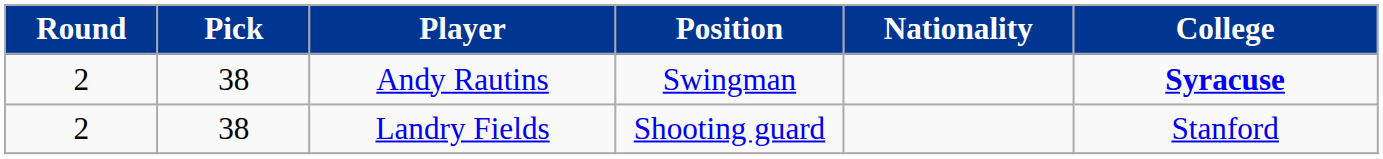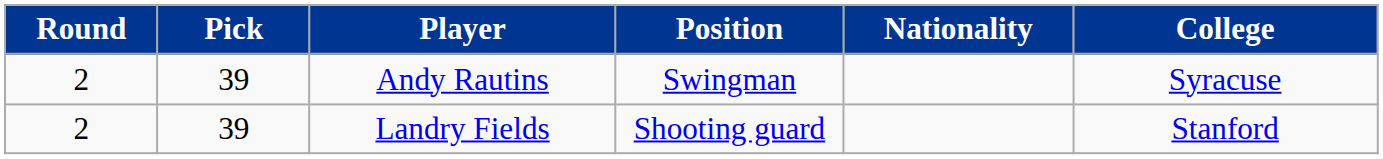(234, 78) 38 -> (234, 78) 39
(1225, 78) bold -> (1225, 78) normal
(234, 128) 38 -> (234, 128) 39
